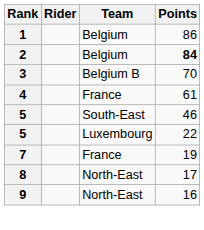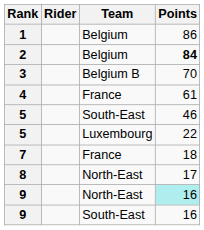(190, 154) 19 -> (190, 154) 18
(190, 194) no background -> (190, 194) paleturquoise background
+ row: (23, 214)
